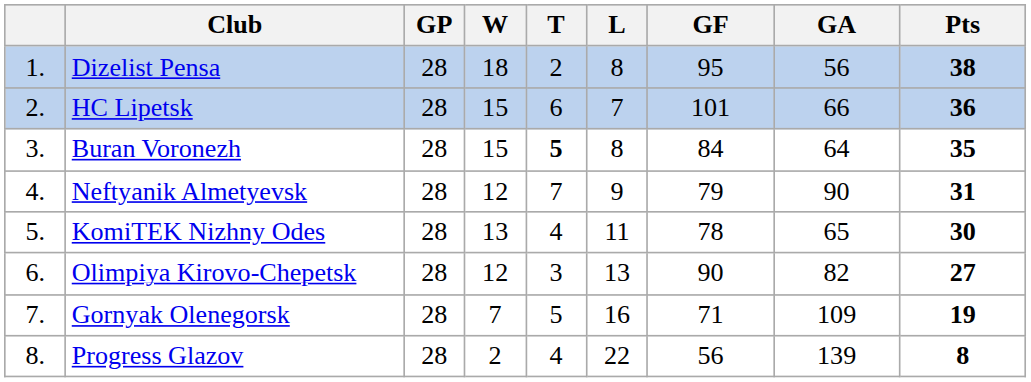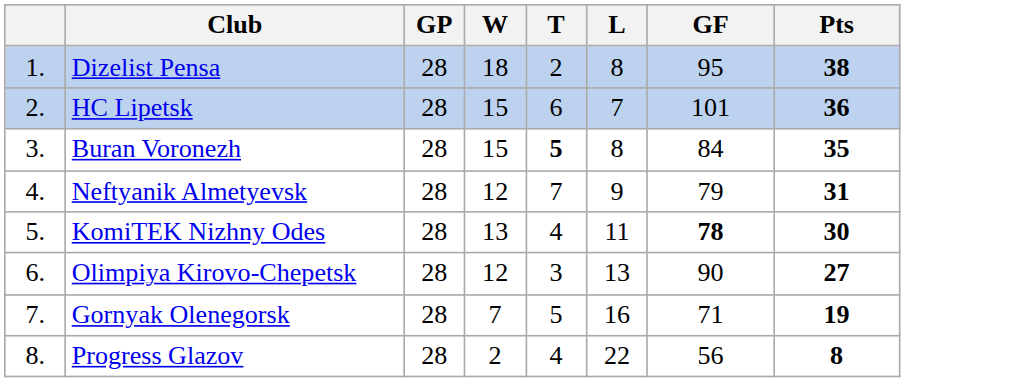- column: (837, 25)
(711, 231) normal -> (711, 231) bold
